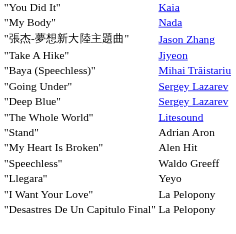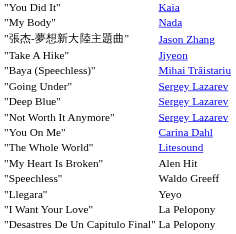+ row: (59, 117)
+ row: (35, 132)
- row: (21, 132)
